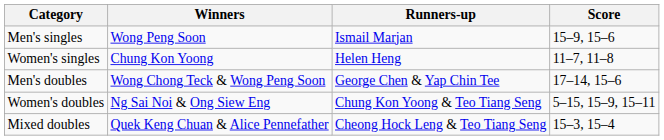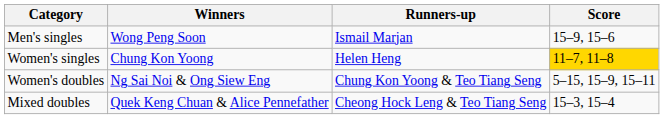(583, 59) no background -> (583, 59) gold background
- row: (47, 80)
